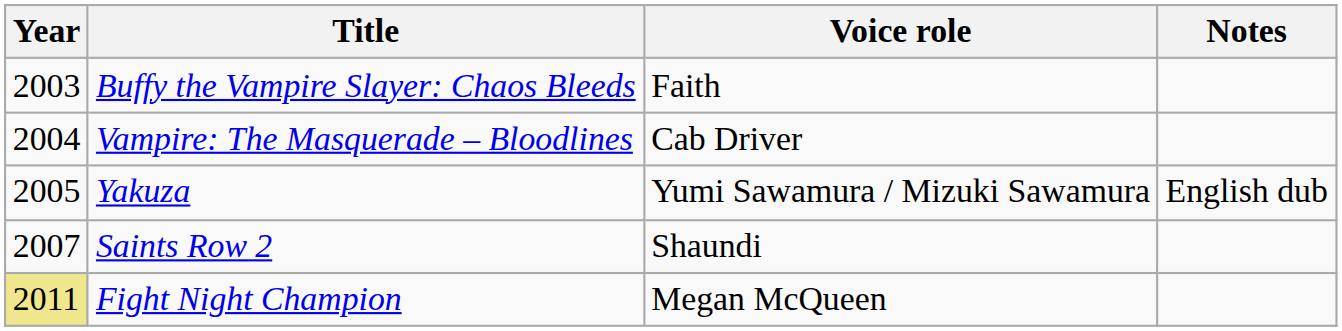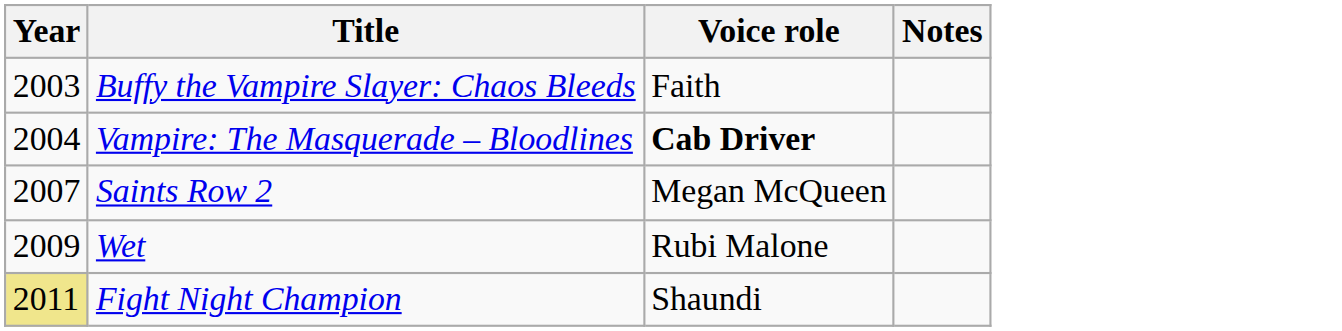(727, 138) normal -> (733, 138) bold
- row: (143, 191)
(707, 245) Shaundi -> (769, 191) Megan McQueen
+ row: (121, 245)
(769, 298) Megan McQueen -> (707, 298) Shaundi
